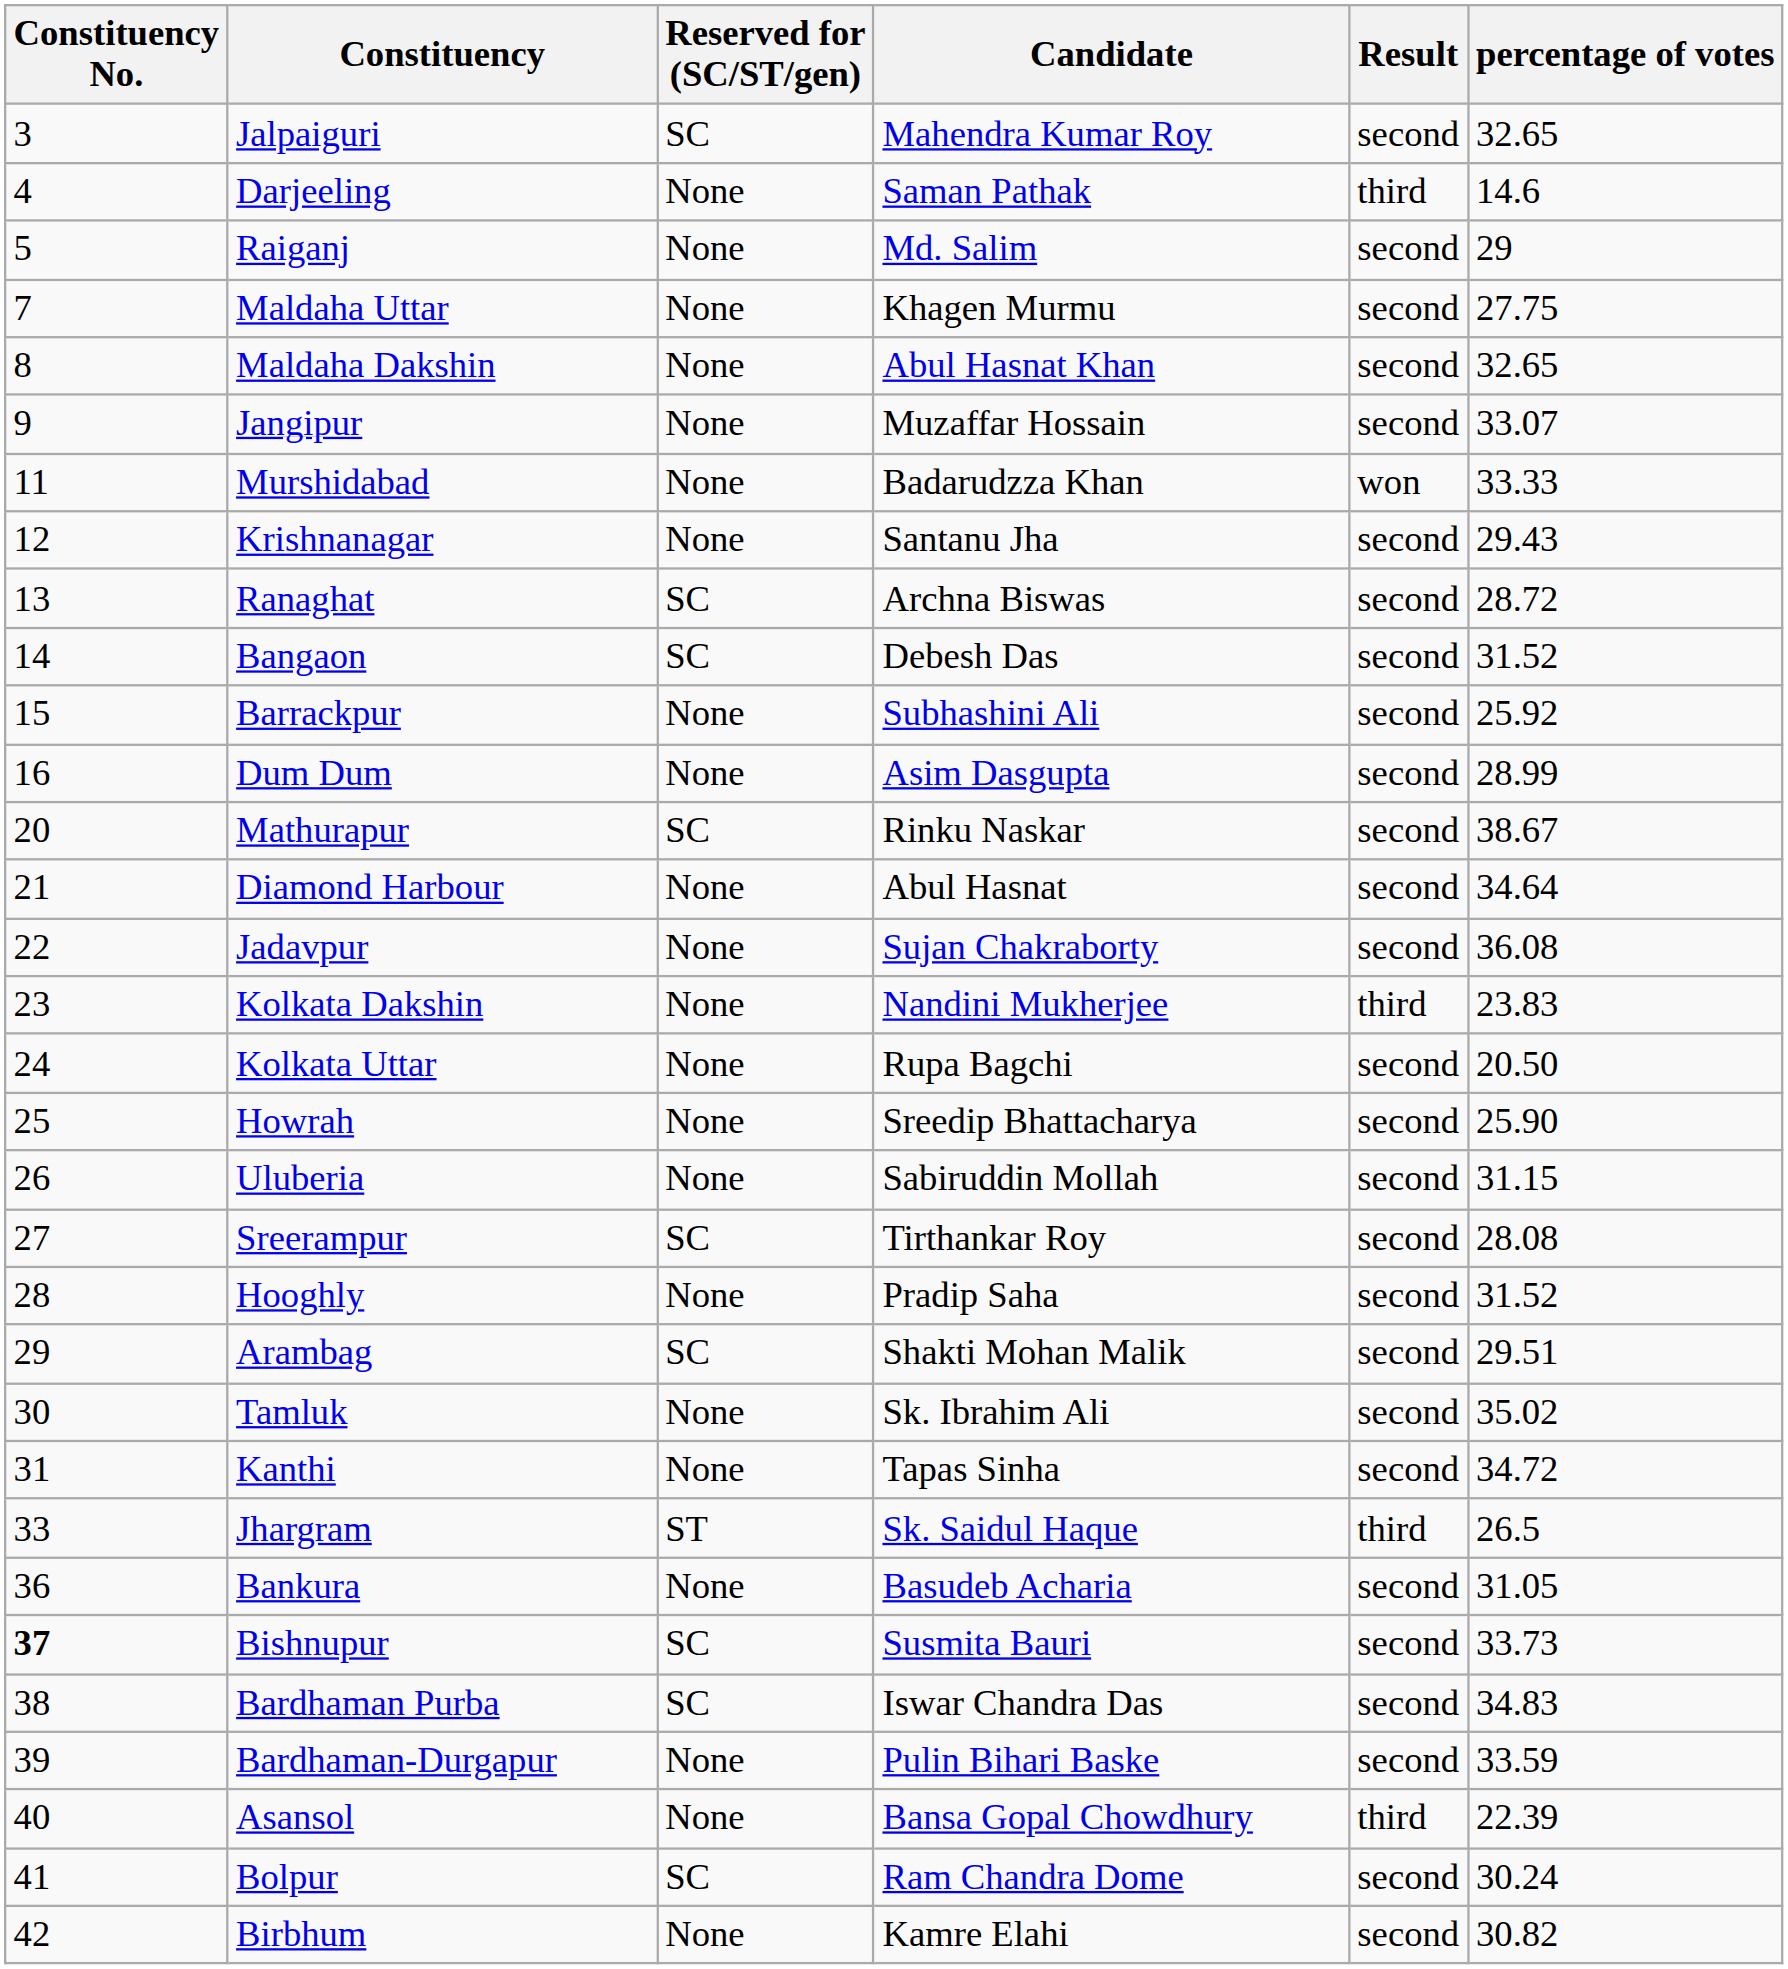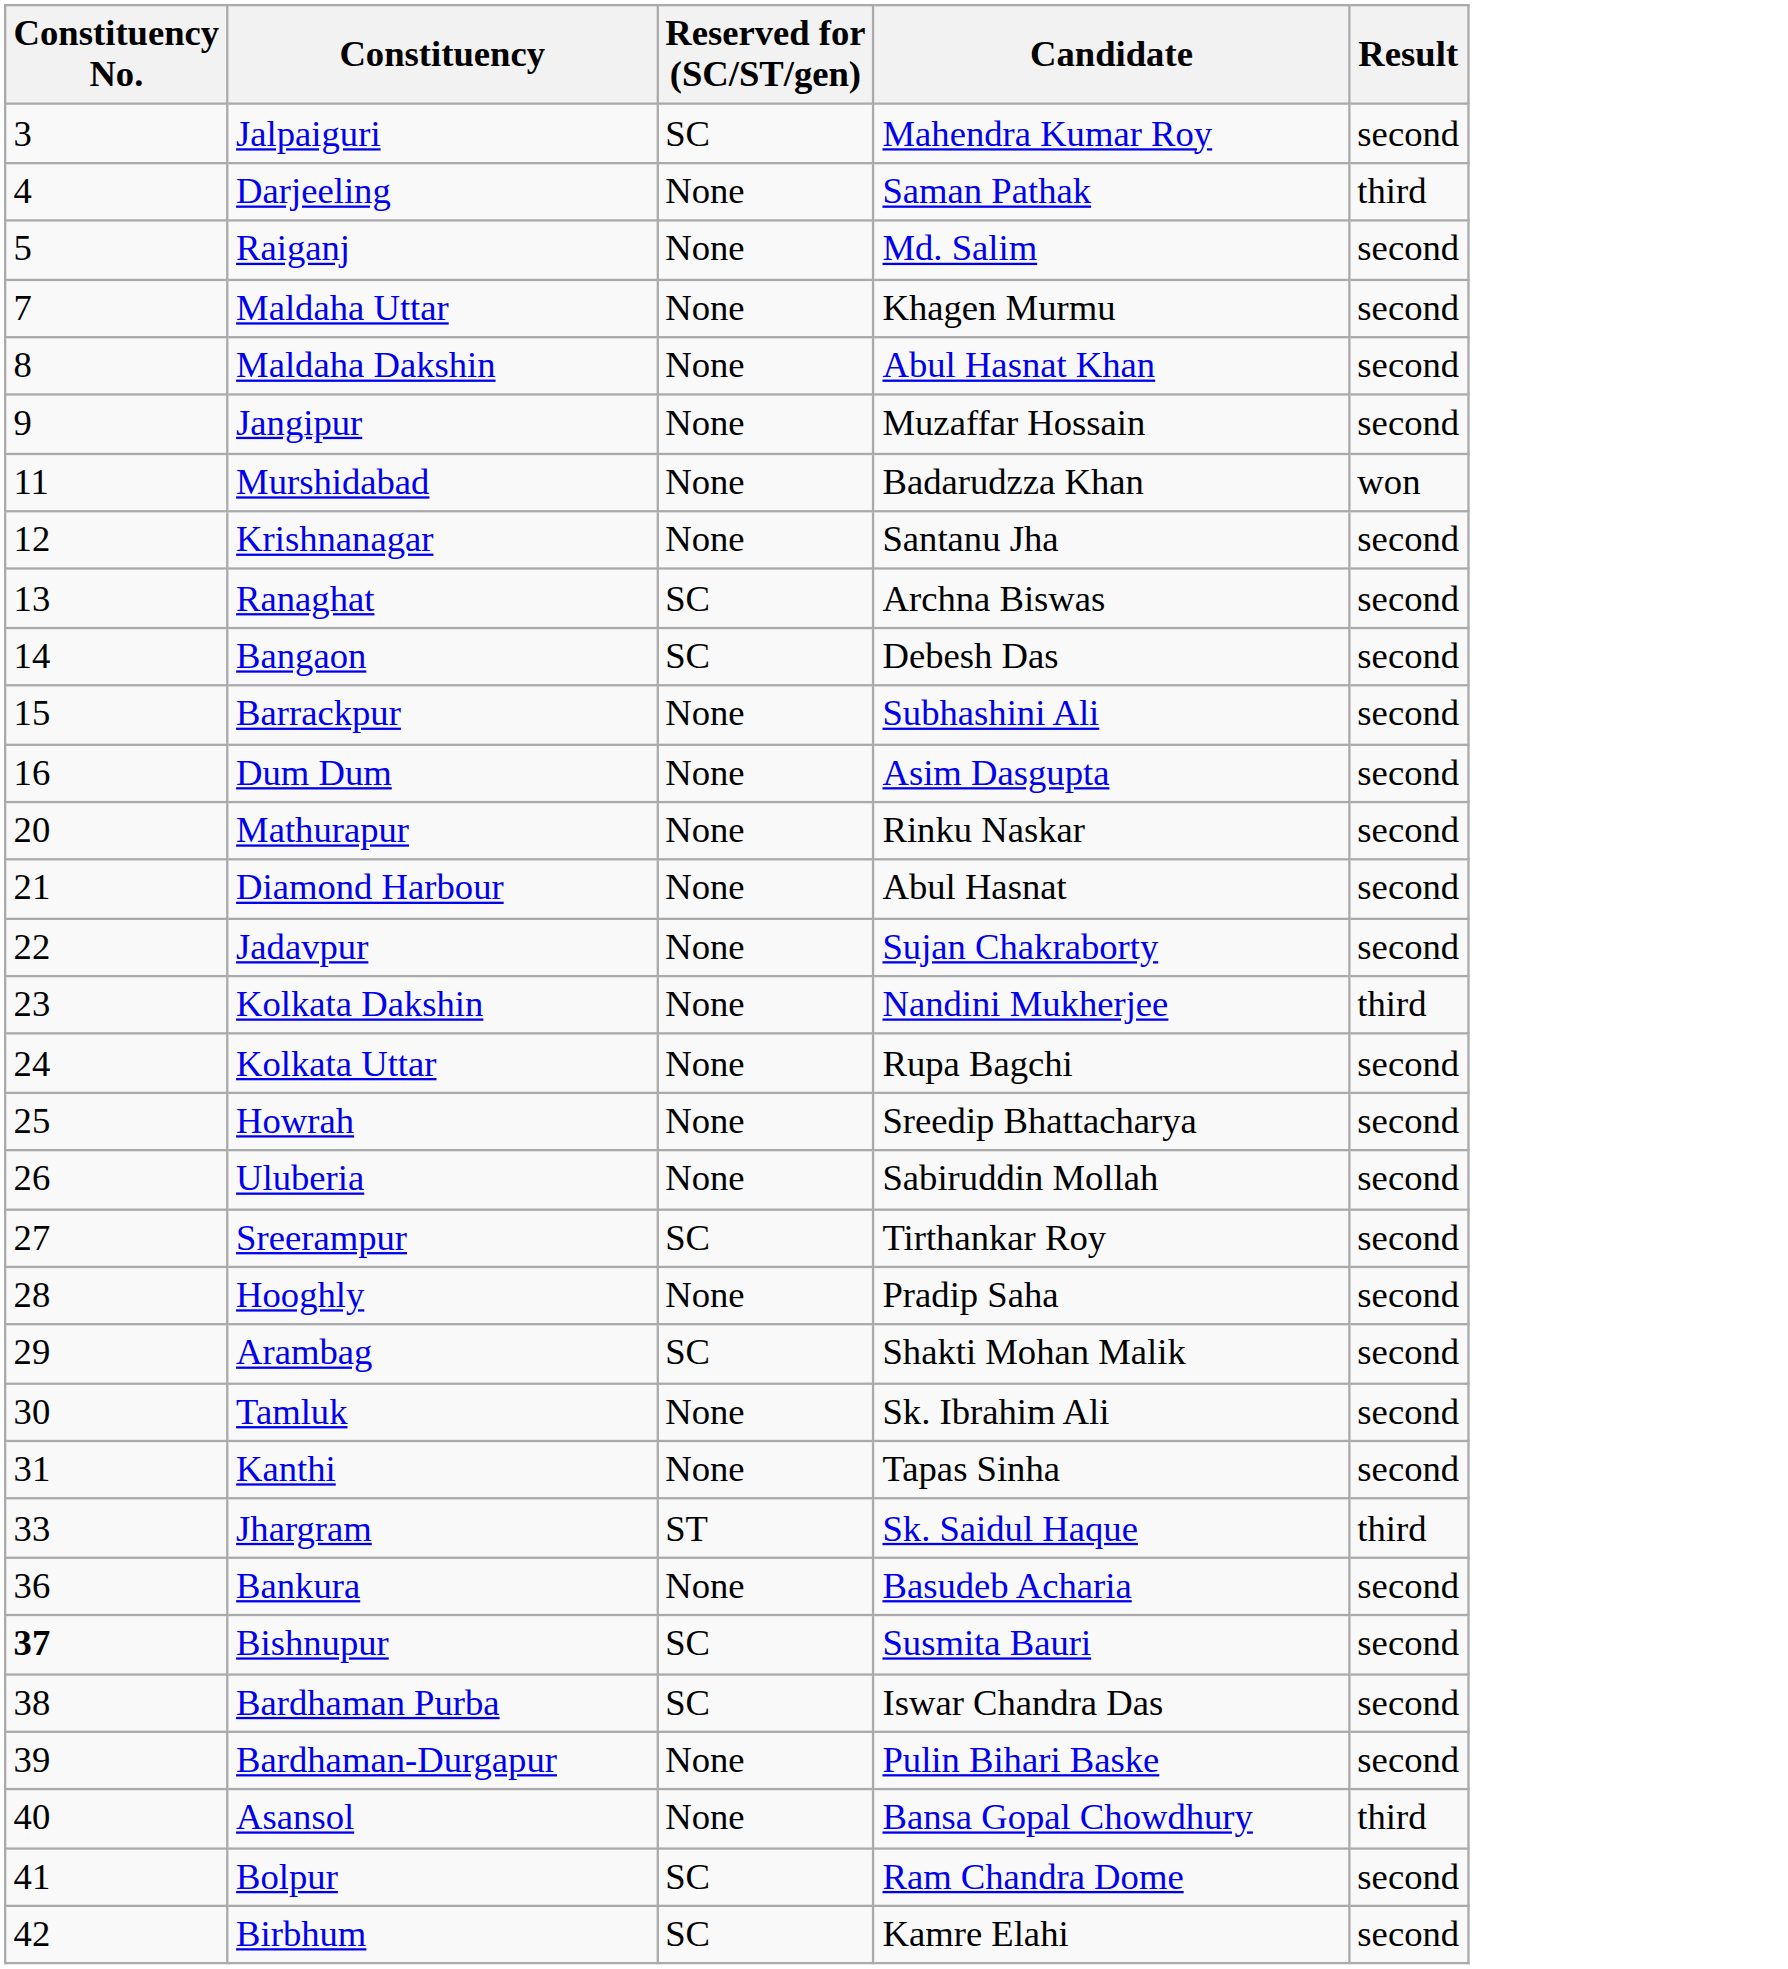- column: (1625, 54)
(688, 830) SC -> (705, 830) None
(705, 1934) None -> (688, 1934) SC
